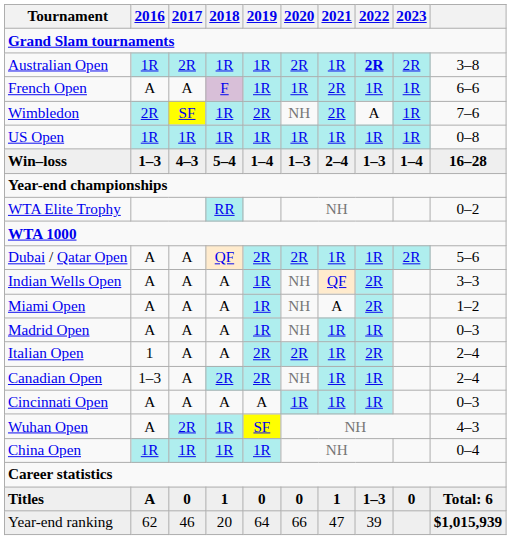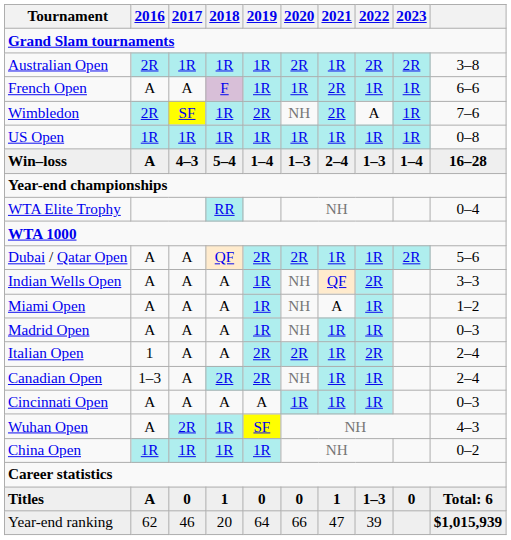(150, 64) 1R -> (150, 64) 2R
(187, 64) 2R -> (187, 64) 1R
(374, 64) bold -> (374, 64) normal
(150, 161) 1–3 -> (150, 161) A
(468, 209) 0–2 -> (468, 209) 0–4
(374, 305) 2R -> (374, 305) 1R
(468, 450) 0–4 -> (468, 450) 0–2
